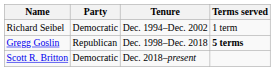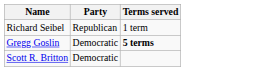- column: (165, 12)
(95, 27) Democratic -> (95, 27) Republican
(95, 43) Republican -> (95, 43) Democratic
